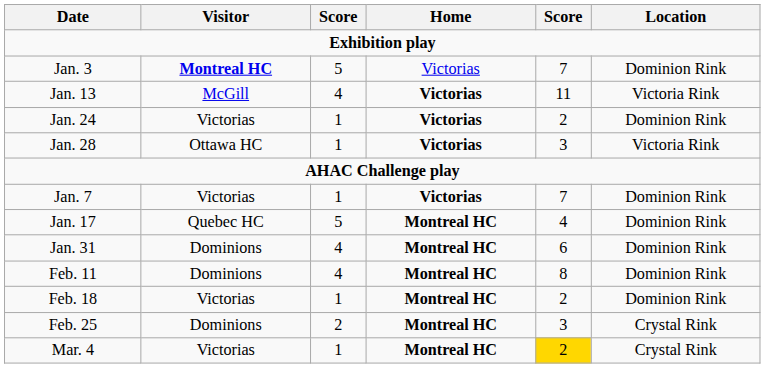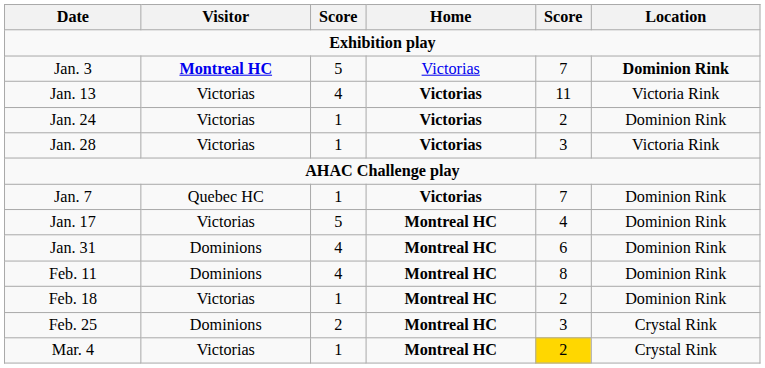(676, 68) normal -> (676, 68) bold
(226, 94) McGill -> (226, 94) Victorias
(226, 145) Ottawa HC -> (226, 145) Victorias
(226, 196) Victorias -> (226, 196) Quebec HC
(226, 222) Quebec HC -> (226, 222) Victorias
